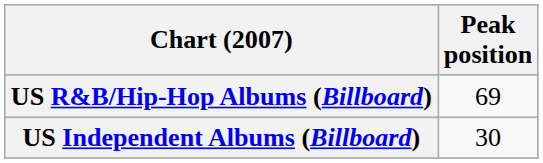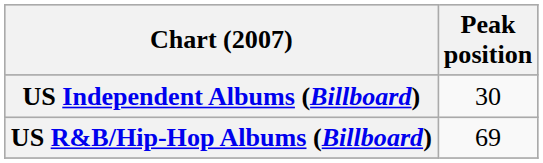rows swapped: (221, 137) <-> (221, 95)
